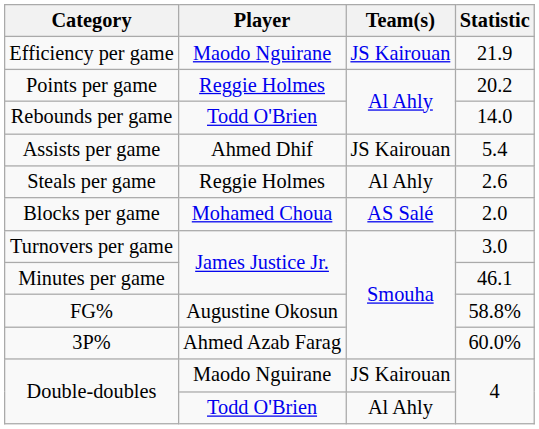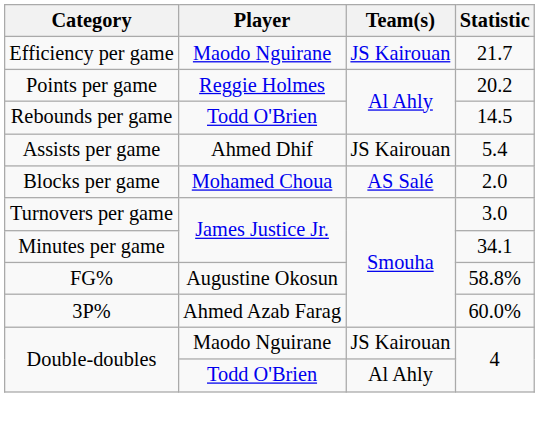(495, 52) 21.9 -> (495, 52) 21.7
(495, 117) 14.0 -> (495, 117) 14.5
- row: (92, 181)
(495, 278) 46.1 -> (495, 246) 34.1
